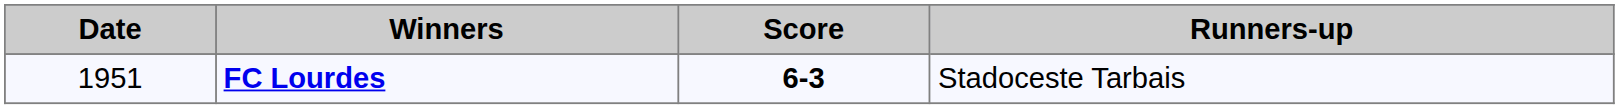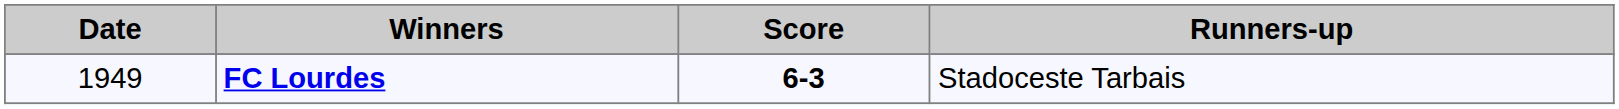(110, 78) 1951 -> (110, 78) 1949
